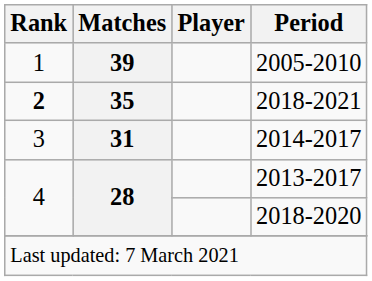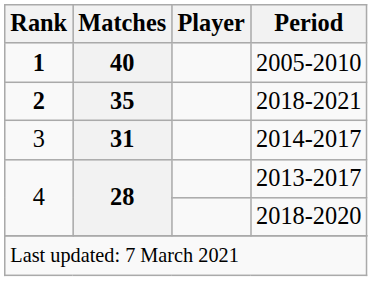(39, 62) normal -> (39, 62) bold
(122, 62) 39 -> (122, 62) 40
